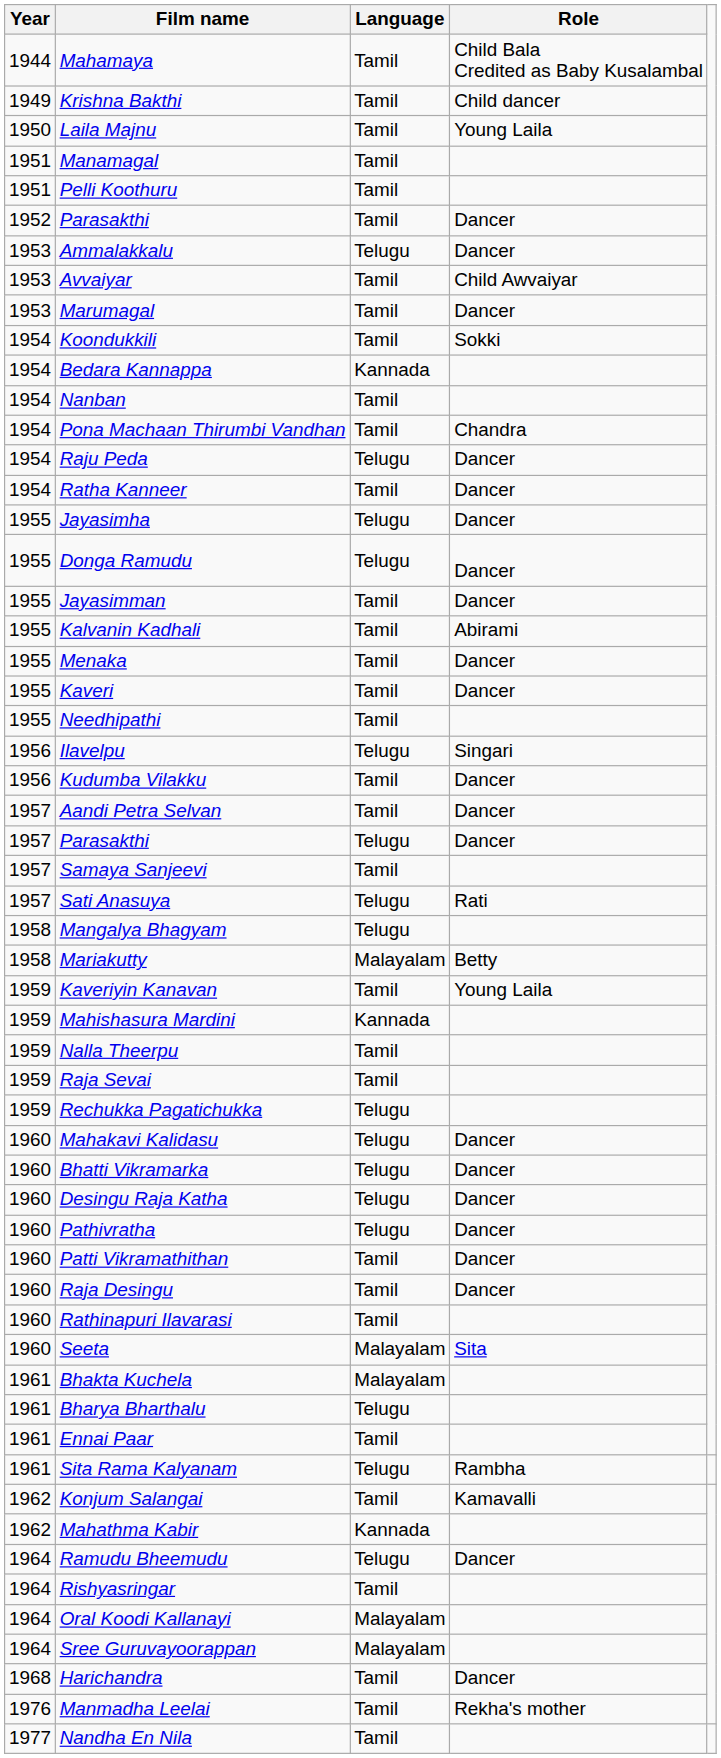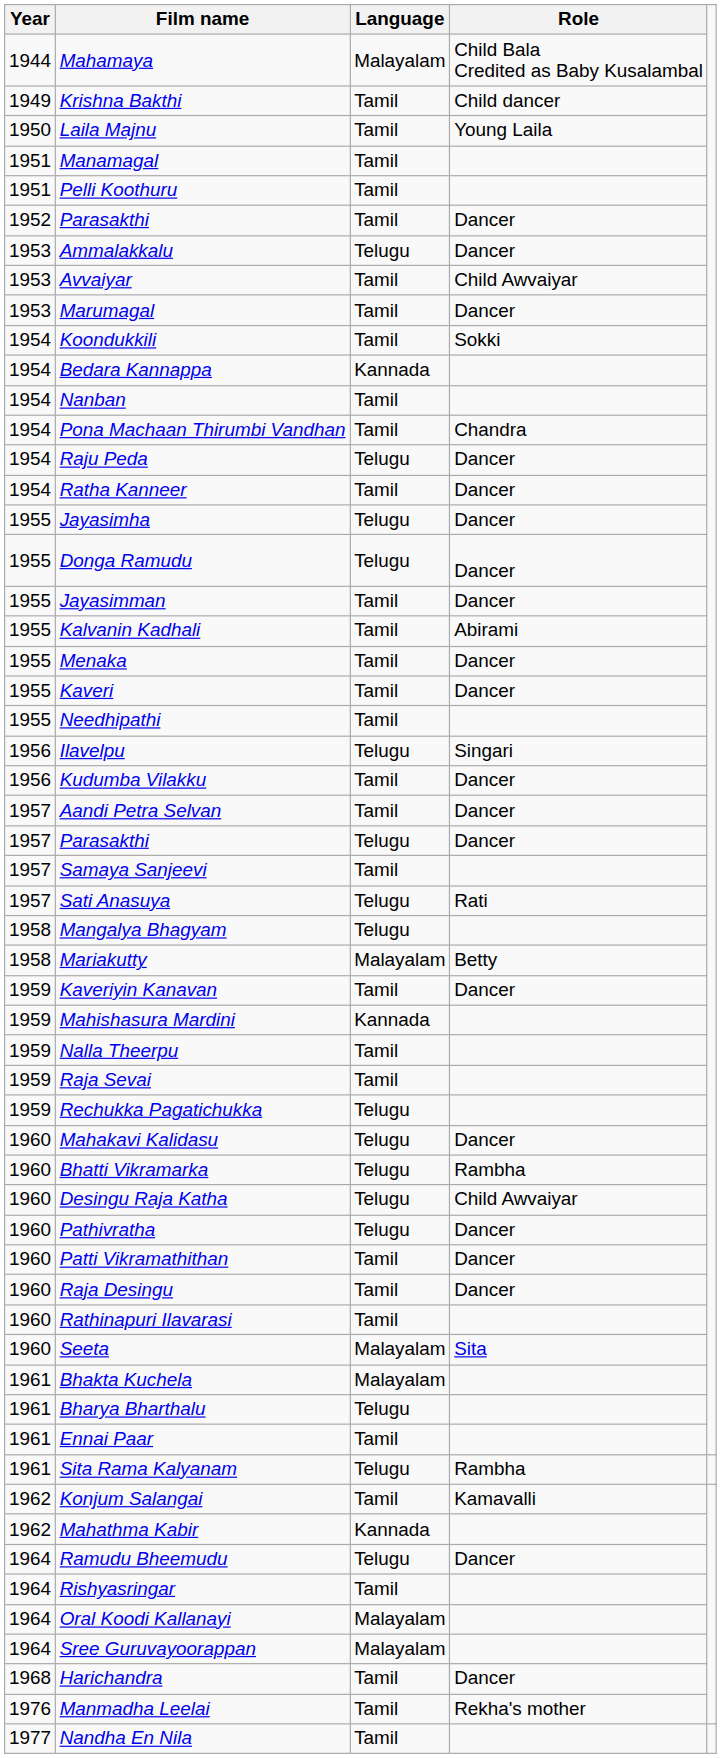(376, 60) Tamil -> (400, 60) Malayalam
(503, 990) Young Laila -> (485, 990) Dancer
(485, 1169) Dancer -> (490, 1169) Rambha
(485, 1199) Dancer -> (516, 1199) Child Awvaiyar
